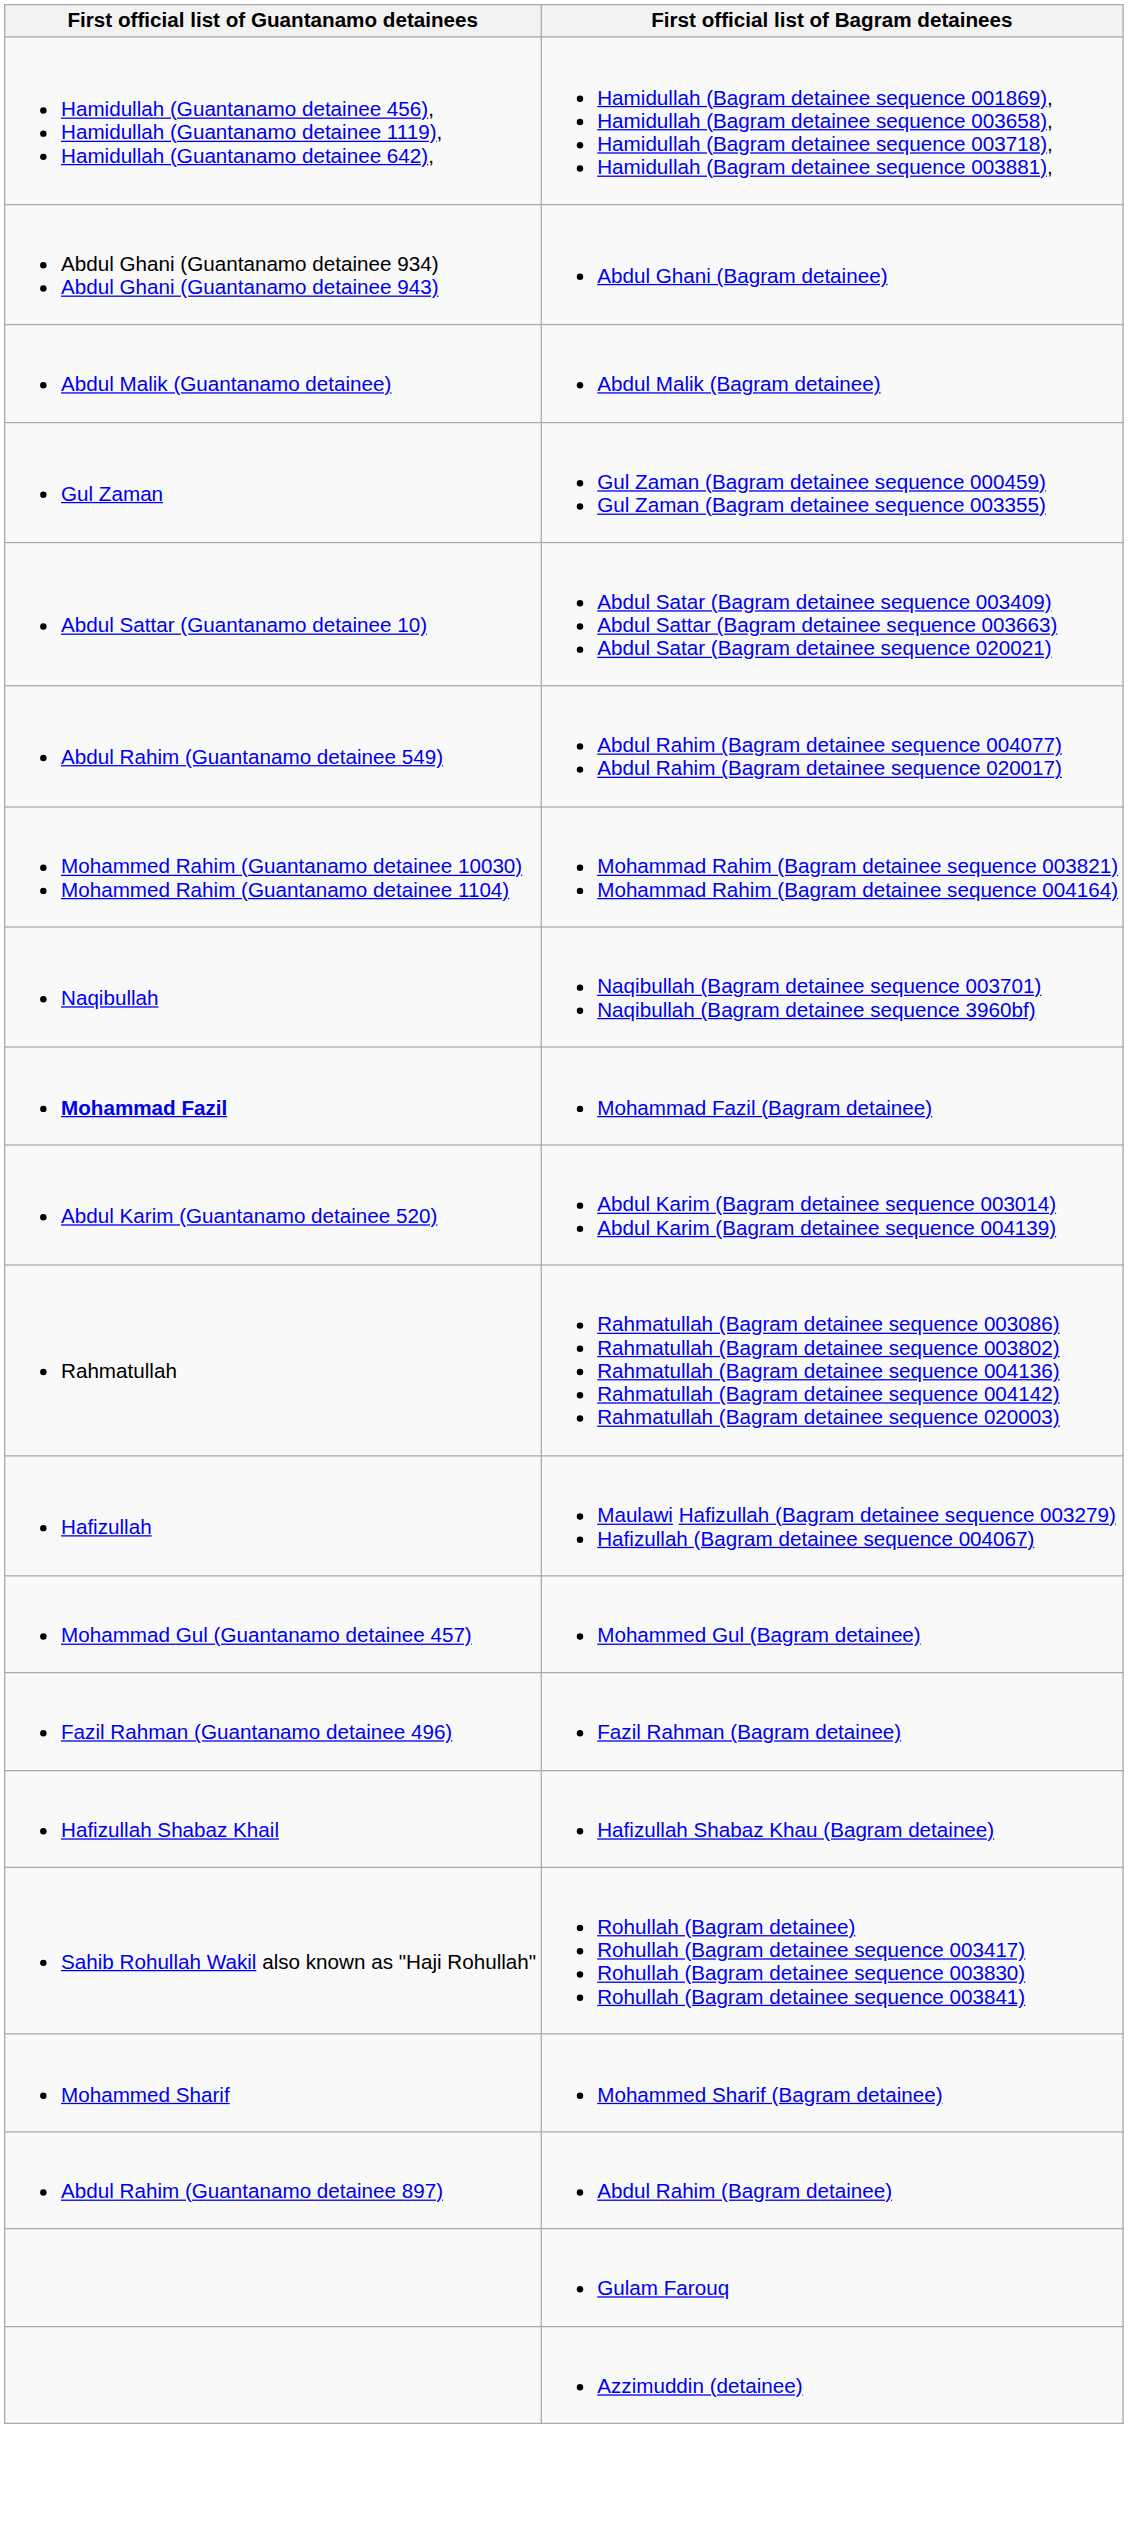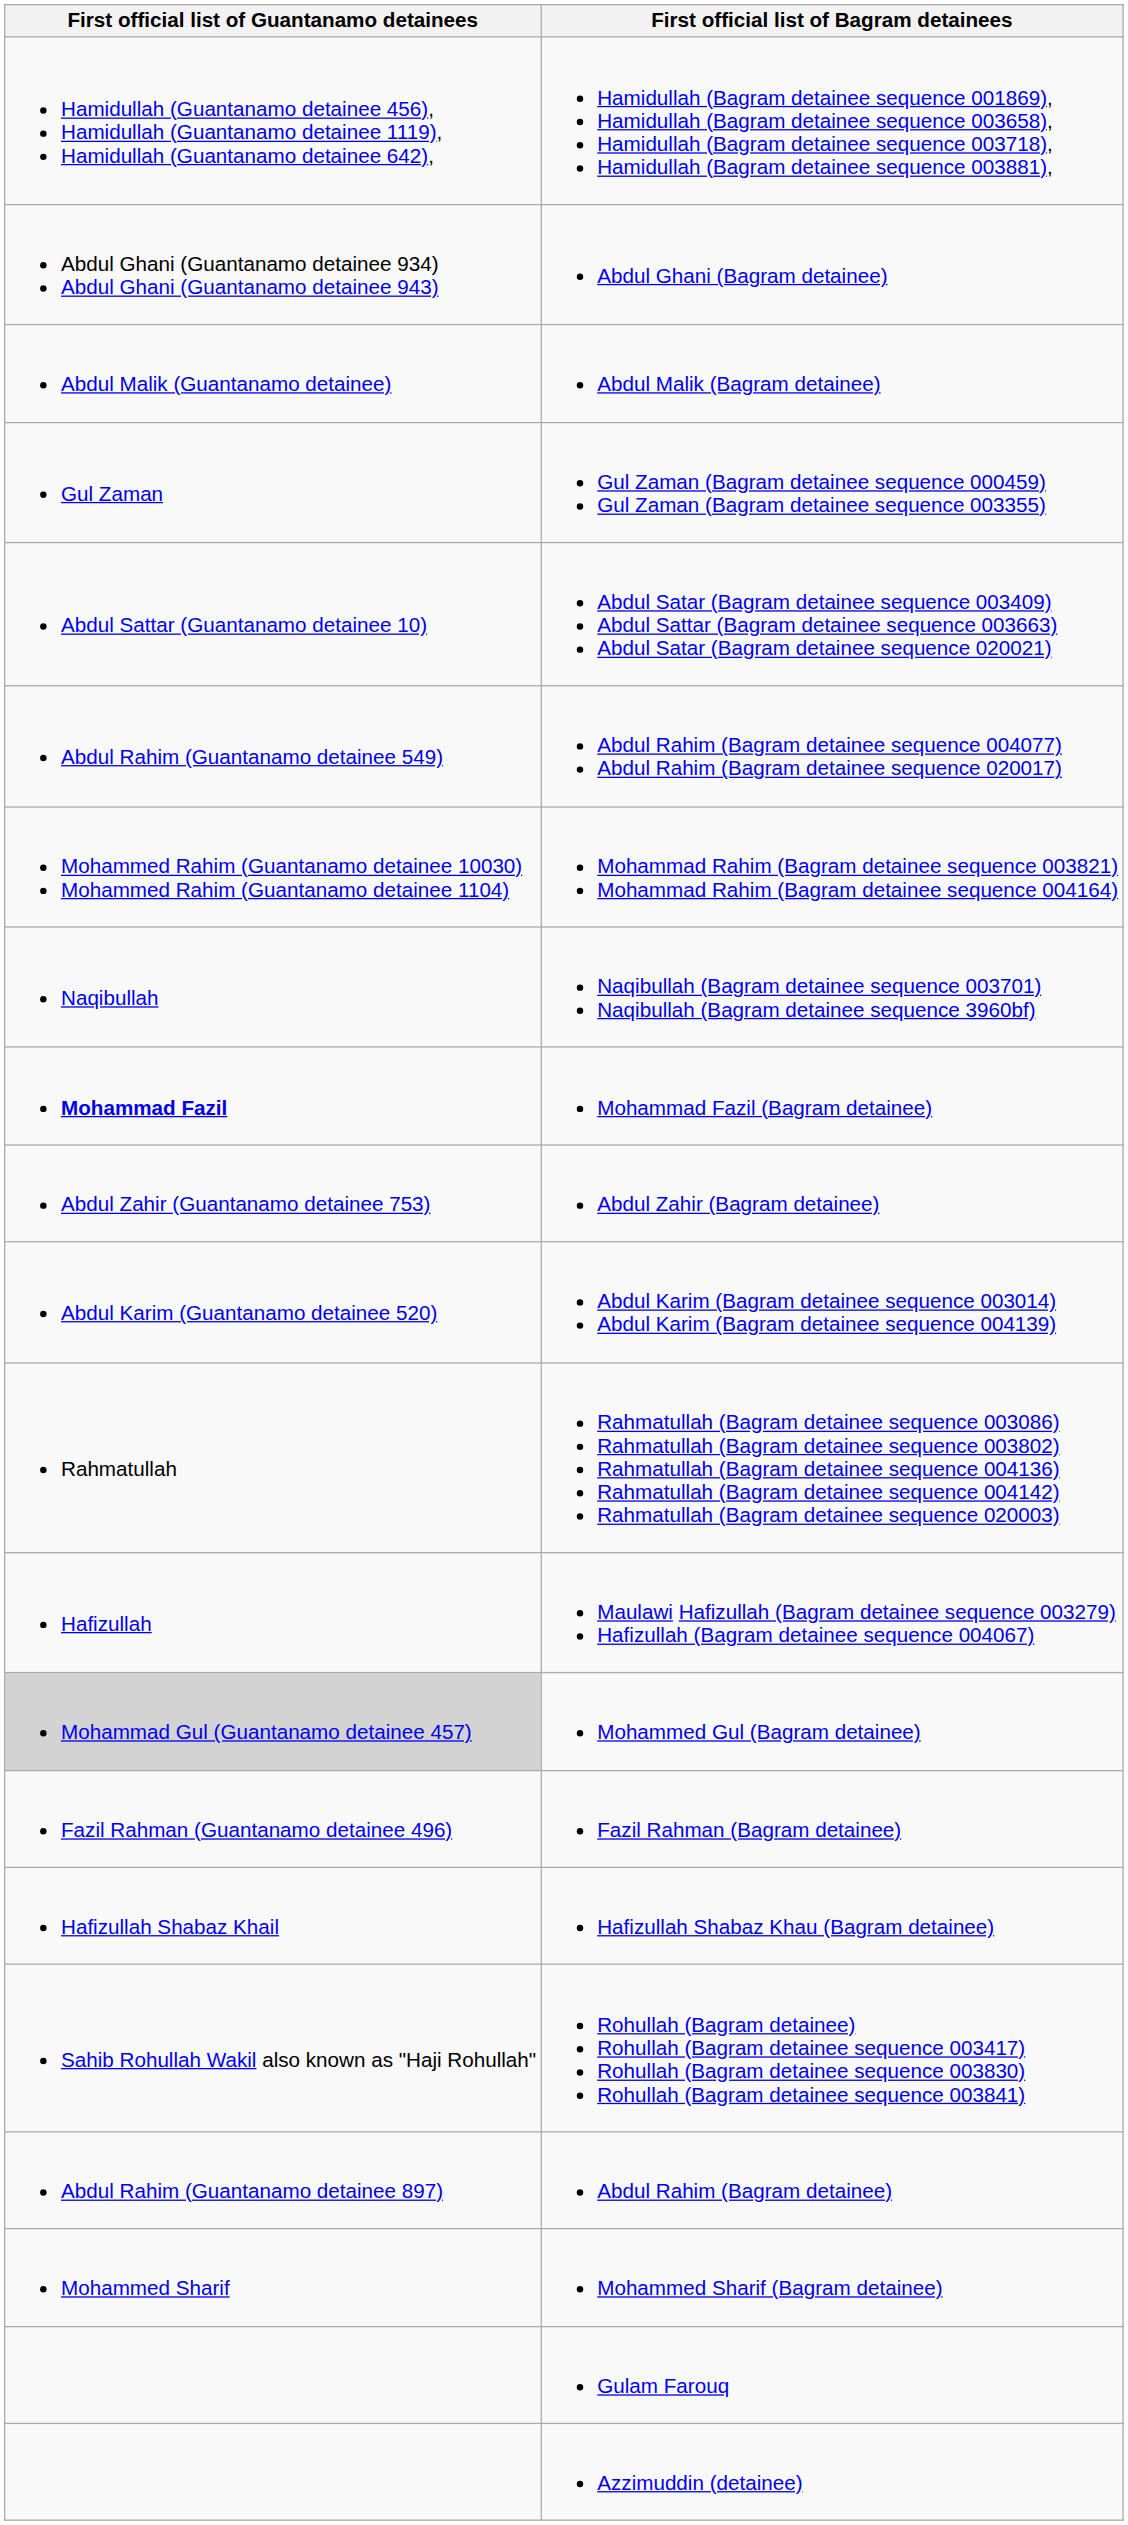+ row: (832, 1205)
(273, 1636) no background -> (273, 1733) lightgrey background
rows swapped: (832, 2095) <-> (832, 2192)
